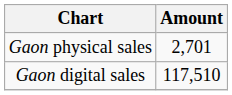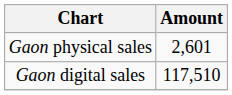(192, 47) 2,701 -> (192, 47) 2,601
